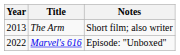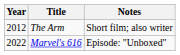(16, 27) 2013 -> (16, 27) 2012
